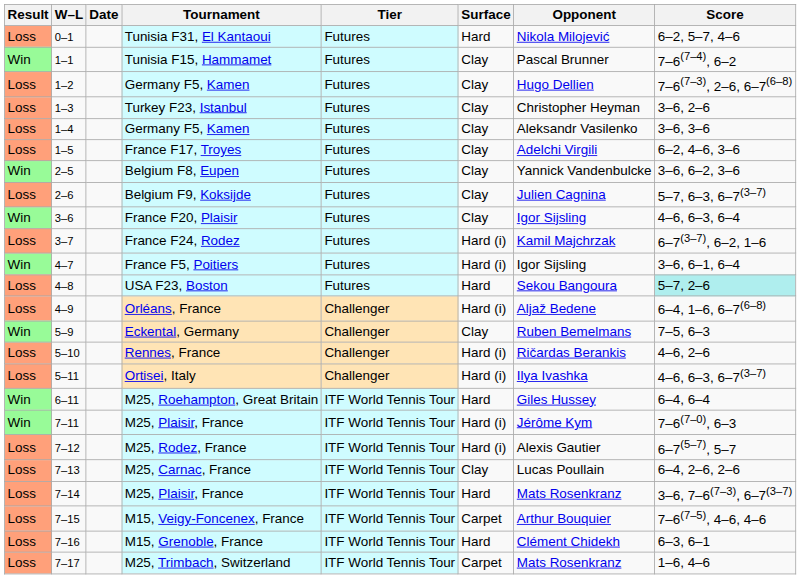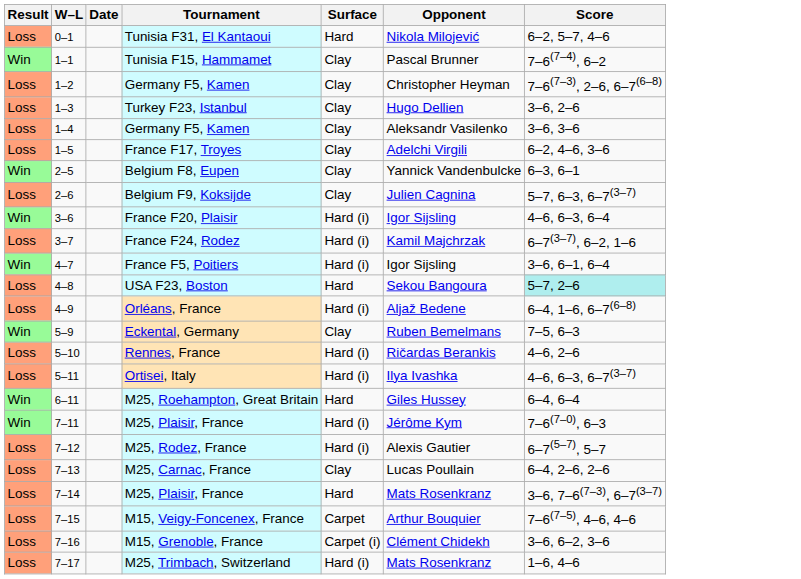- column: (390, 15)
(555, 84) Hugo Dellien -> (448, 84) Christopher Heyman
(578, 107) Christopher Heyman -> (425, 107) Hugo Dellien
(699, 171) 3–6, 6–2, 3–6 -> (554, 171) 6–3, 6–1
(475, 217) Clay -> (347, 217) Hard (i)
(476, 541) Hard -> (352, 541) Carpet (i)
(684, 541) 6–3, 6–1 -> (569, 541) 3–6, 6–2, 3–6
(481, 563) Carpet -> (347, 563) Hard (i)
